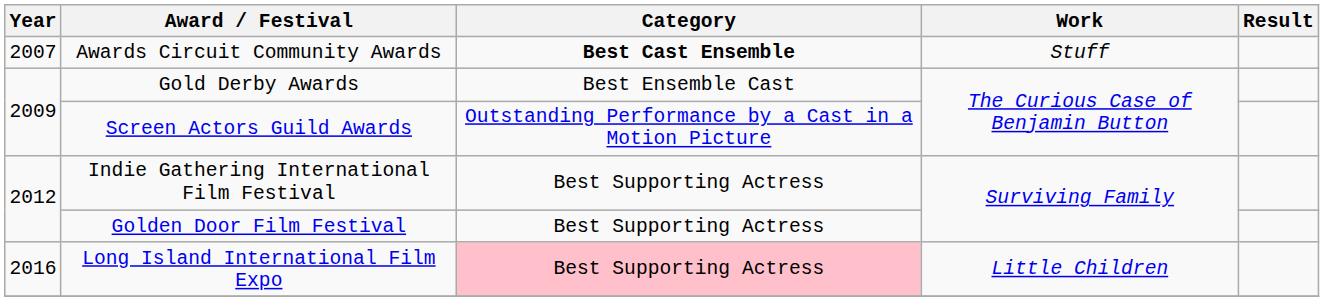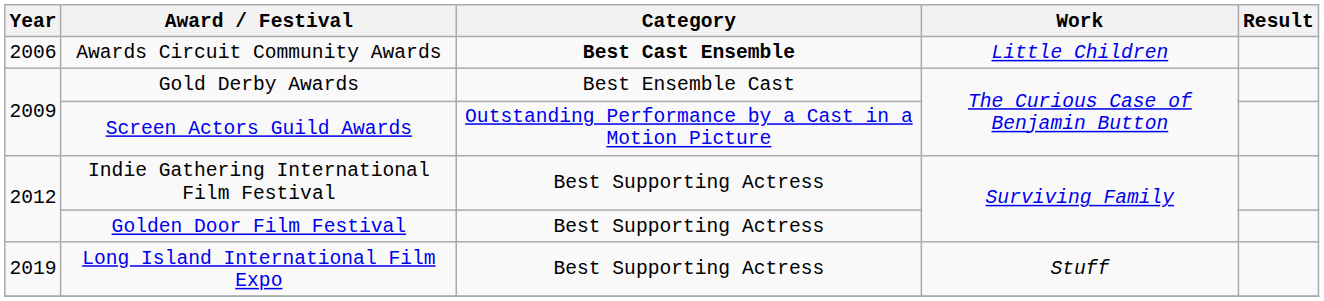(33, 53) 2007 -> (33, 53) 2006
(1080, 53) Stuff -> (1080, 53) Little Children
(33, 269) 2016 -> (33, 269) 2019
(689, 269) pink background -> (689, 269) no background
(1080, 269) Little Children -> (1080, 269) Stuff
